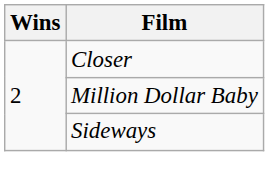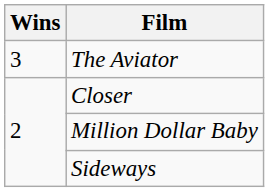+ row: (124, 58)
